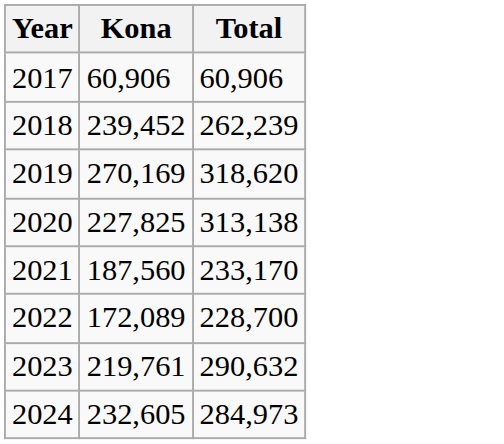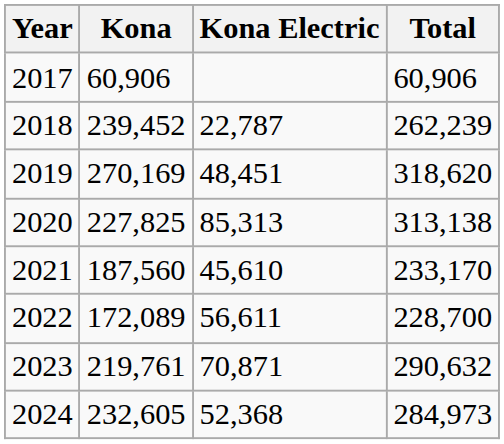+ column: (289, 28)
